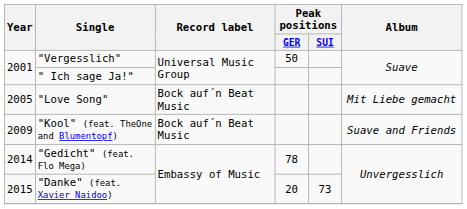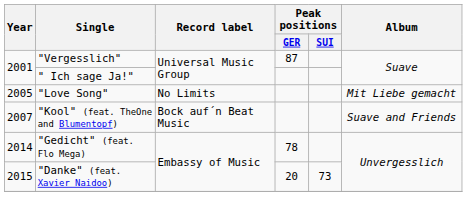(292, 59) 50 -> (292, 59) 87
(206, 100) Bock auf´n Beat Music -> (186, 94) No Limits
(20, 129) 2009 -> (20, 117) 2007
